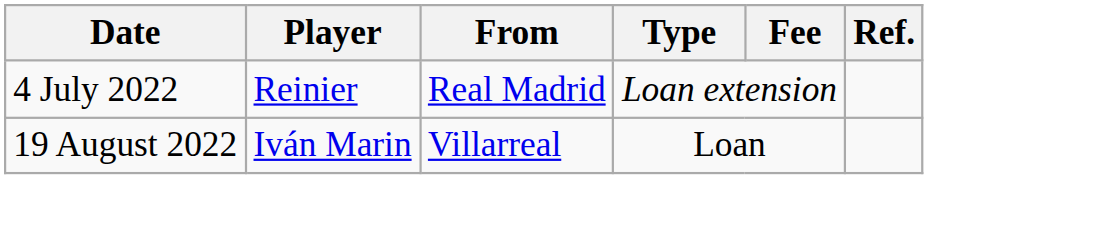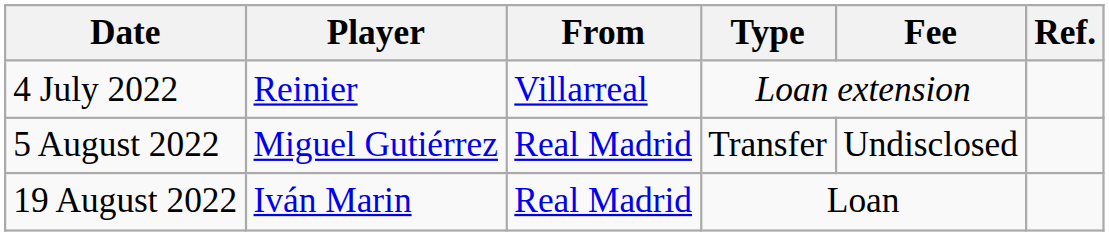(517, 88) Real Madrid -> (581, 88) Villarreal
+ row: (116, 144)
(495, 144) Villarreal -> (603, 200) Real Madrid
